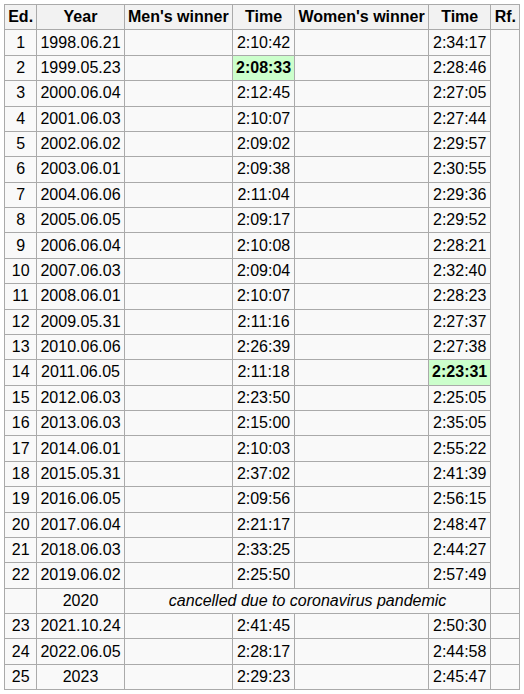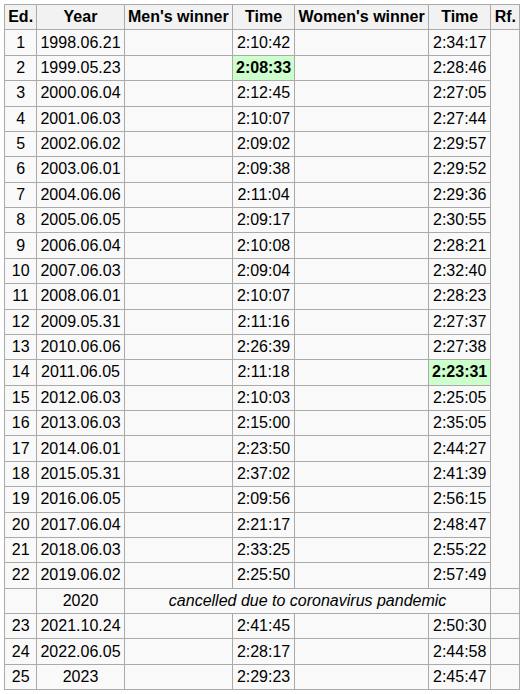(460, 169) 2:30:55 -> (460, 169) 2:29:52
(460, 220) 2:29:52 -> (460, 220) 2:30:55
(264, 397) 2:23:50 -> (264, 397) 2:10:03
(264, 448) 2:10:03 -> (264, 448) 2:23:50
(460, 448) 2:55:22 -> (460, 448) 2:44:27
(460, 550) 2:44:27 -> (460, 550) 2:55:22
